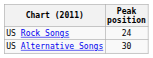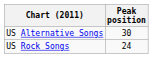rows swapped: (38, 33) <-> (55, 46)
